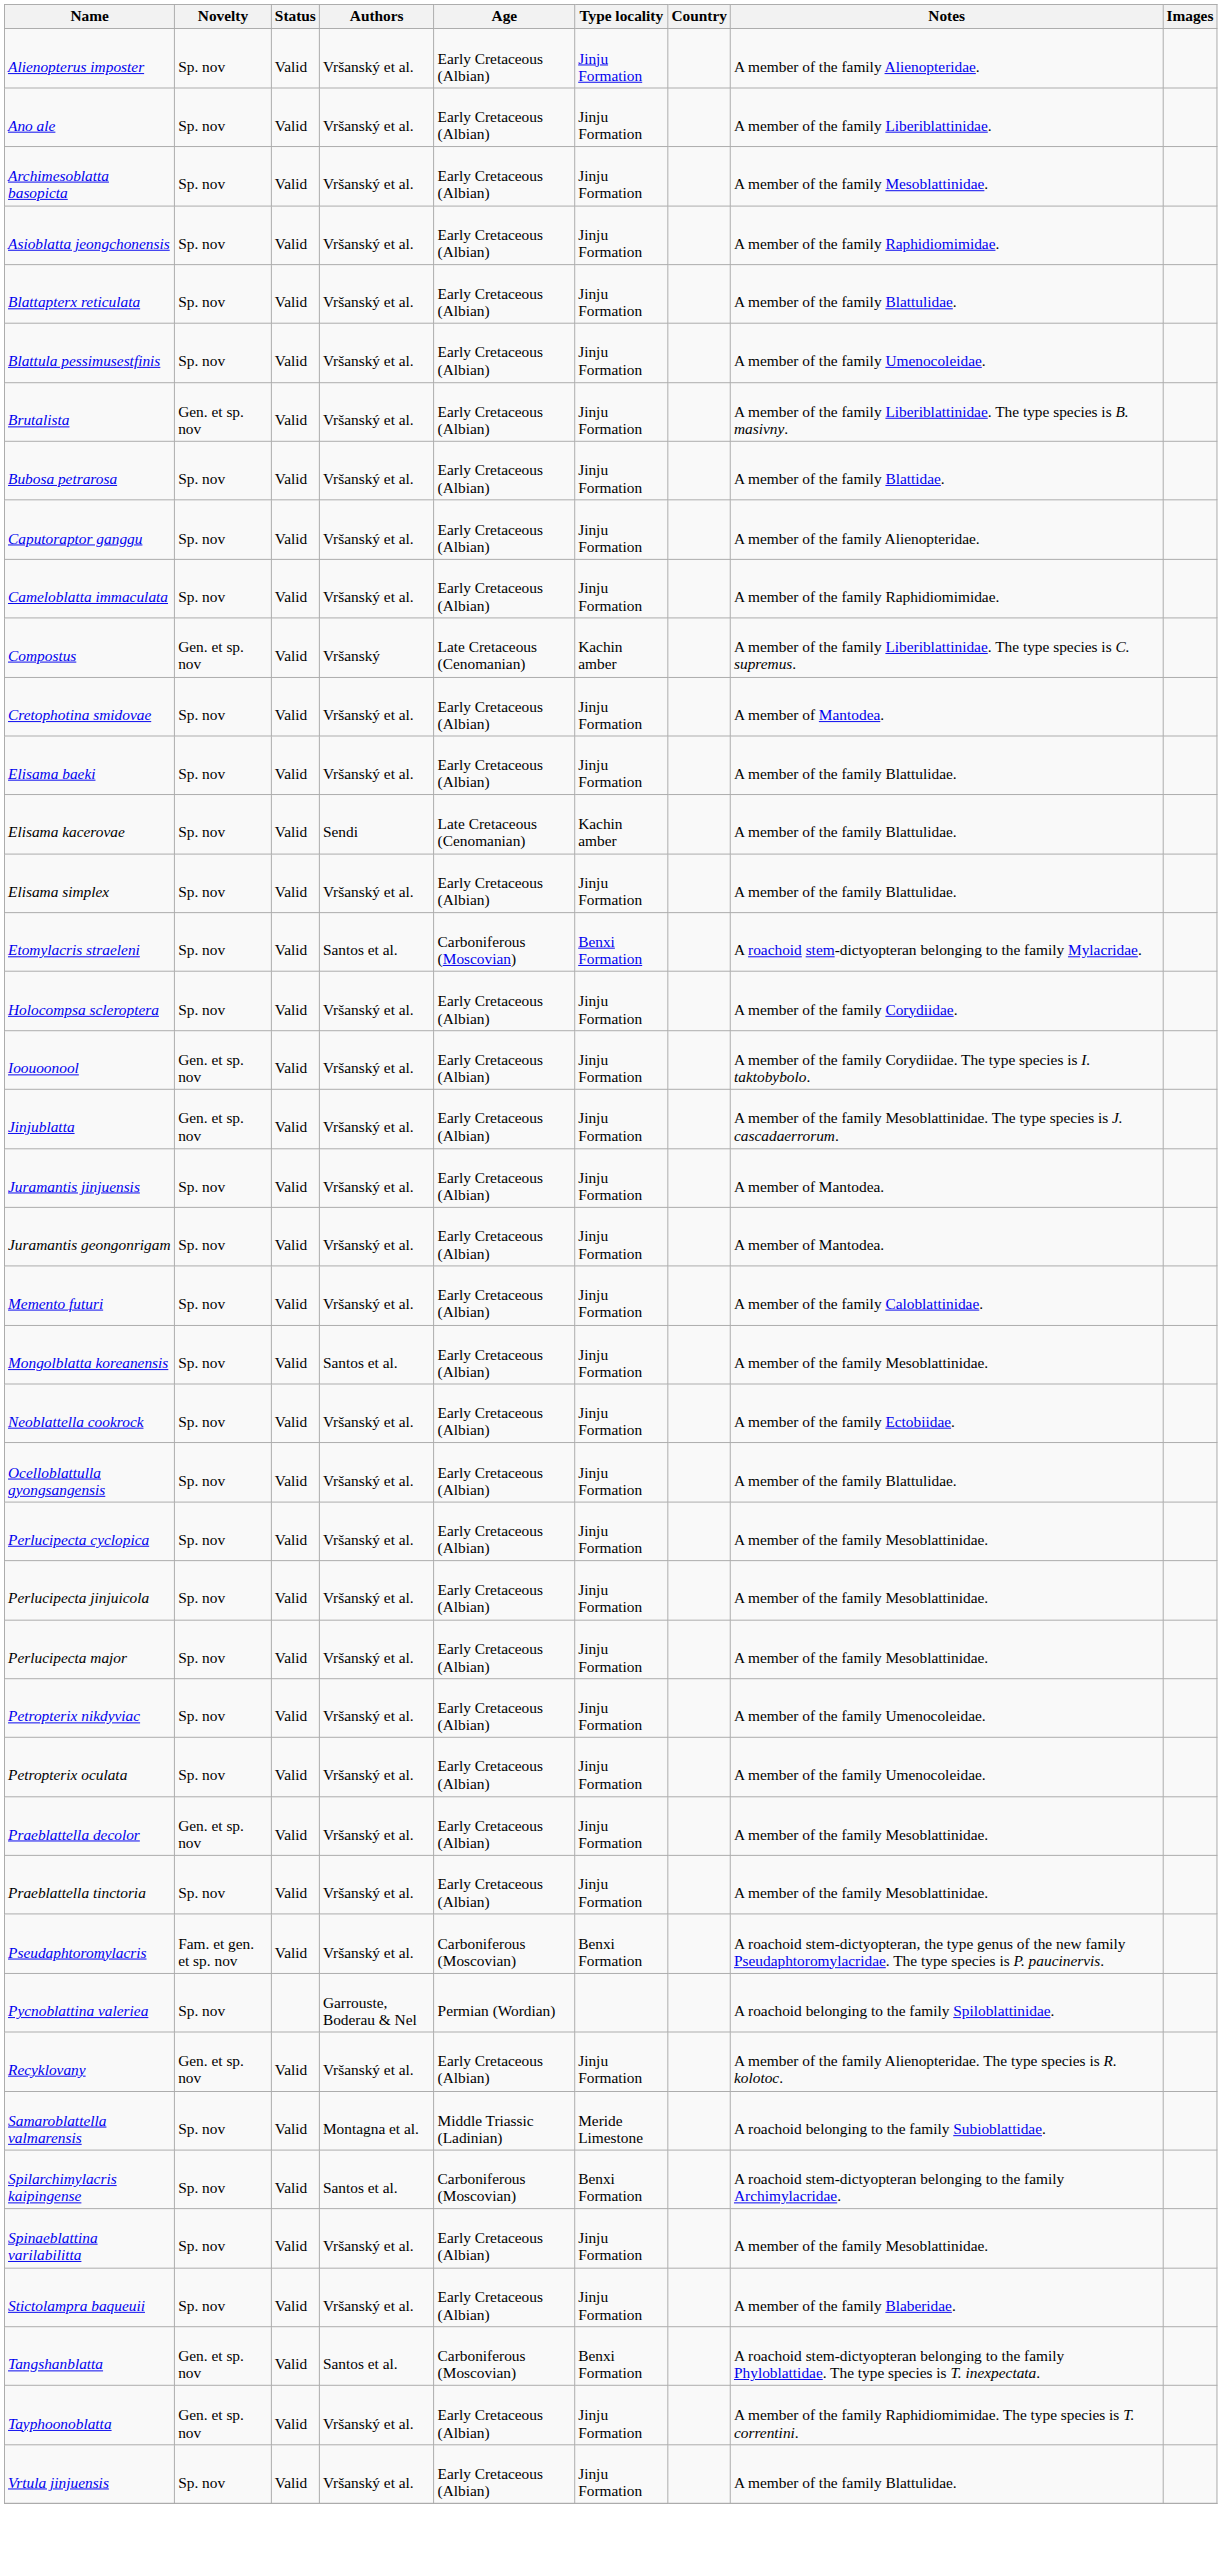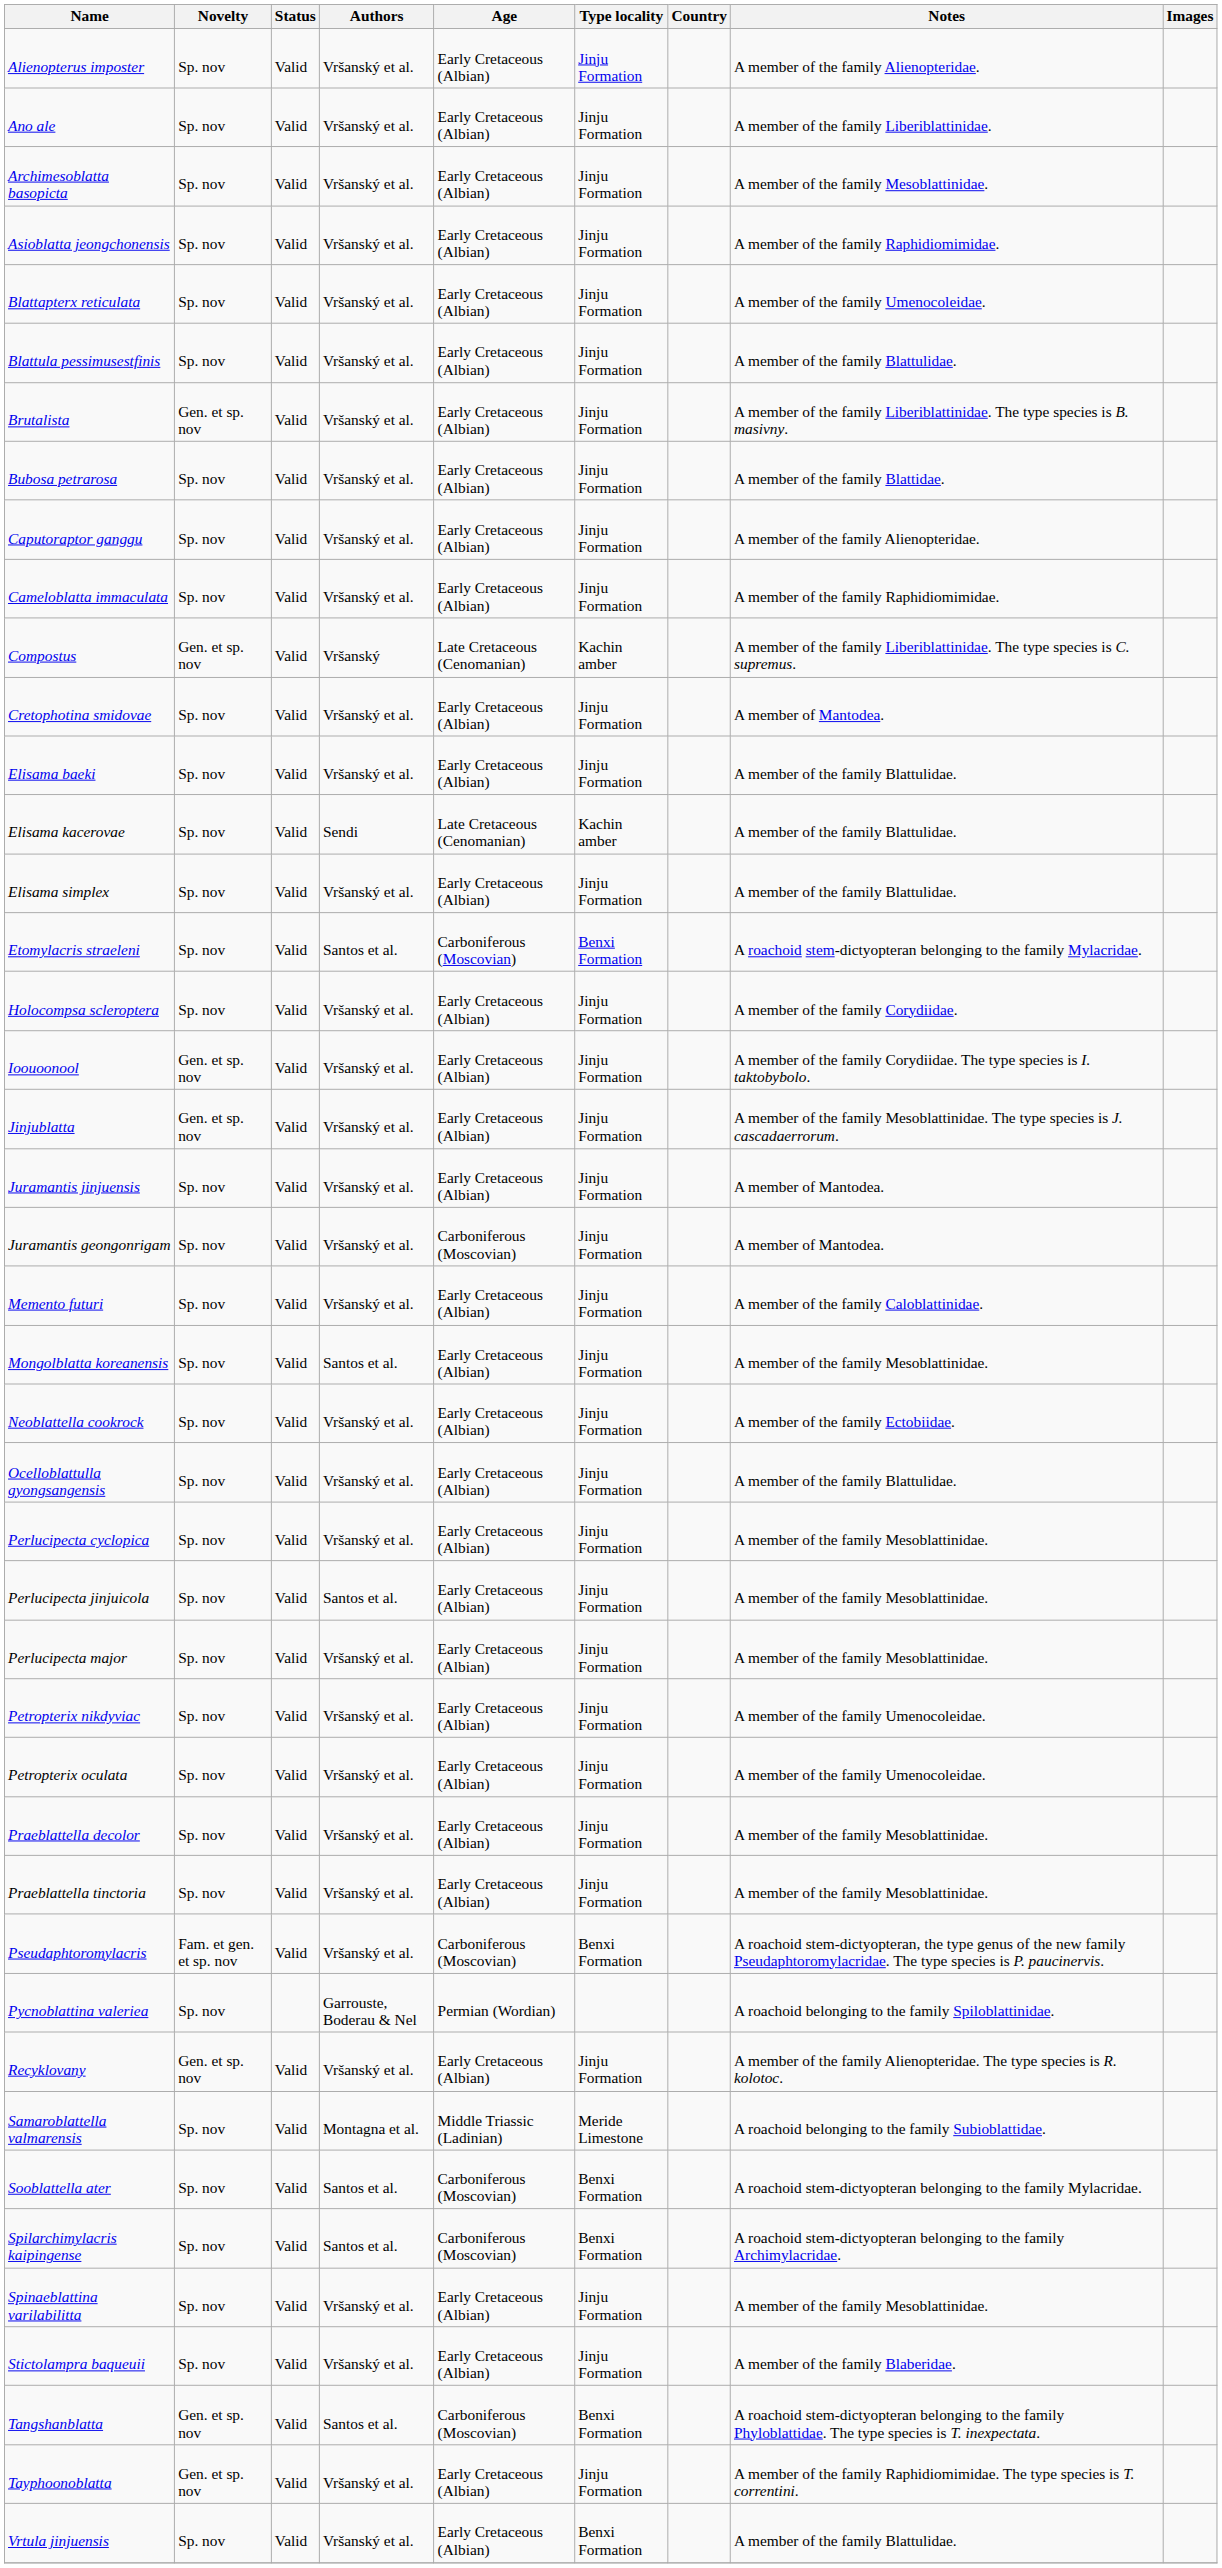(845, 302) A member of the family Blattulidae. -> (860, 302) A member of the family Umenocoleidae.
(860, 361) A member of the family Umenocoleidae. -> (845, 361) A member of the family Blattulidae.
(490, 1245) Early Cretaceous (Albian) -> (482, 1245) Carboniferous (Moscovian)
(368, 1598) Vršanský et al. -> (360, 1598) Santos et al.
(211, 1834) Gen. et sp. nov -> (202, 1834) Sp. nov
+ row: (59, 2188)
(610, 2482) Jinju Formation -> (610, 2541) Benxi Formation
